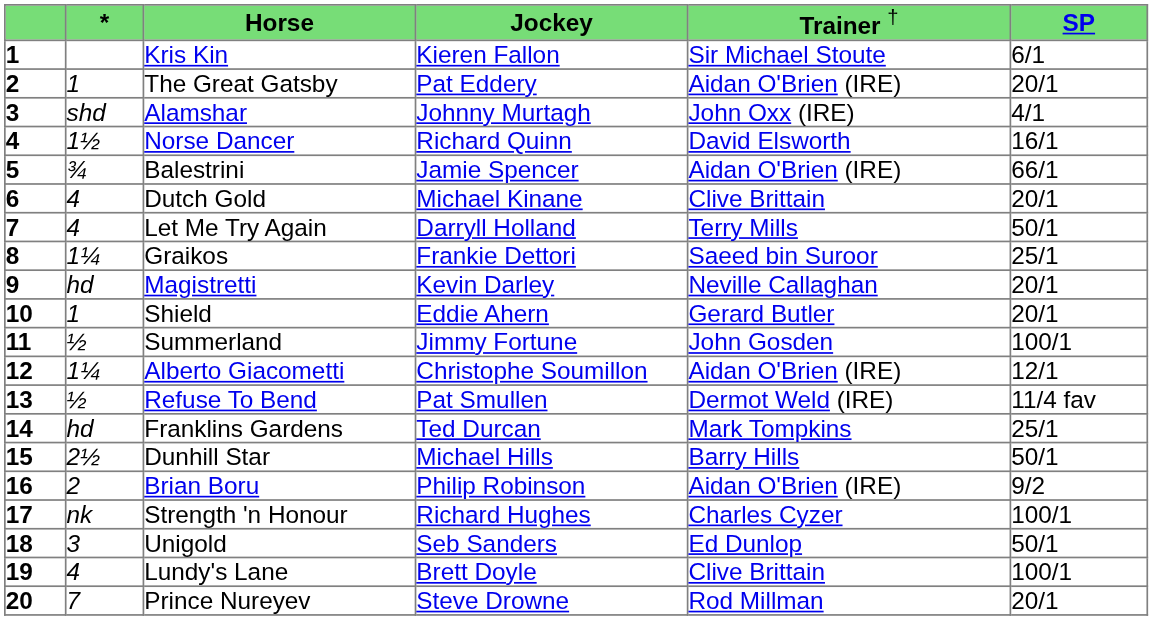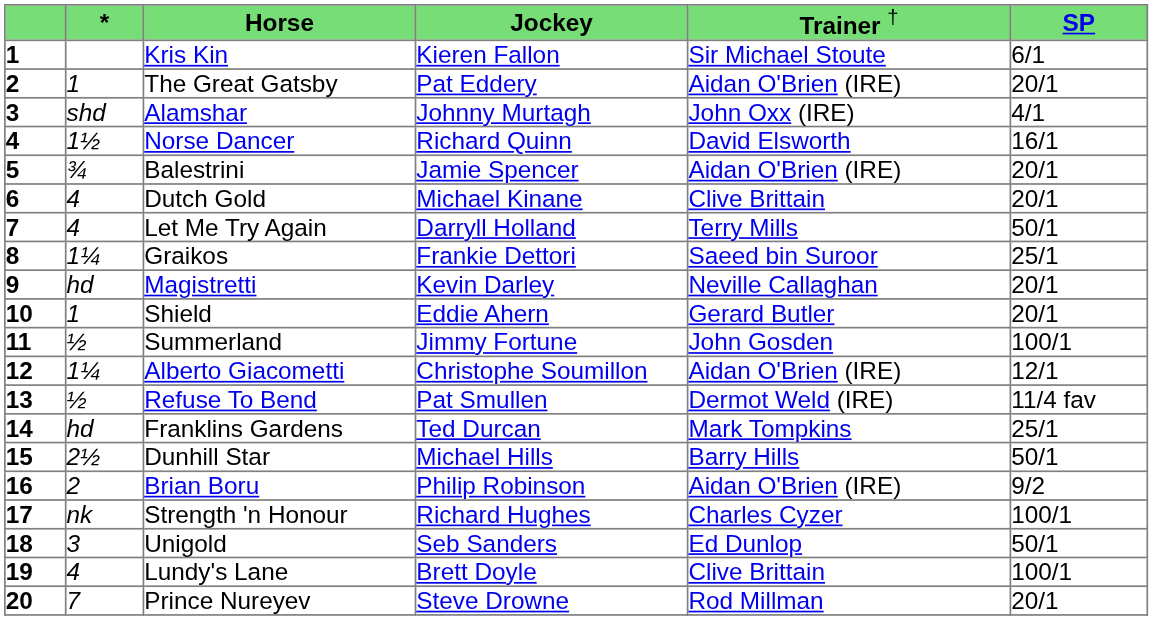(1035, 169) 66/1 -> (1035, 169) 20/1
